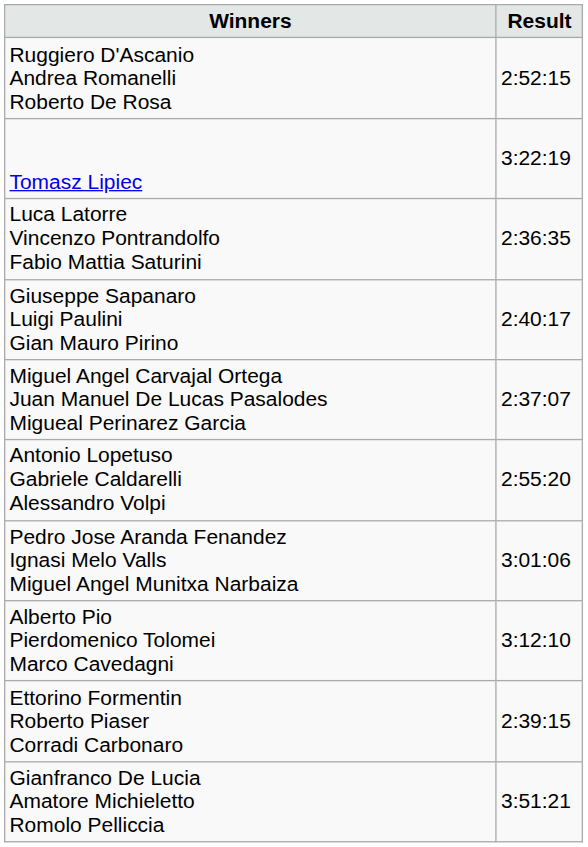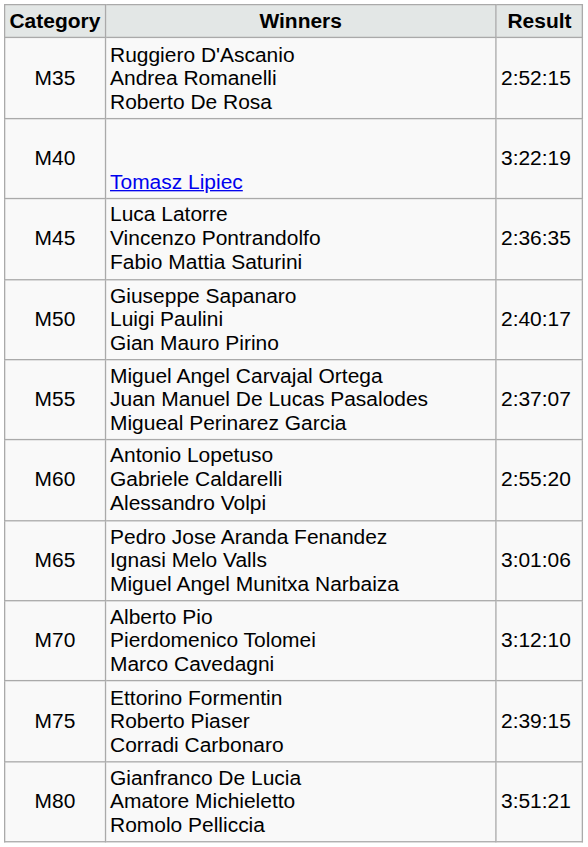+ column: (55, 21)
